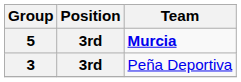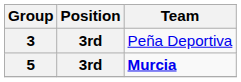rows swapped: (31, 64) <-> (31, 40)
